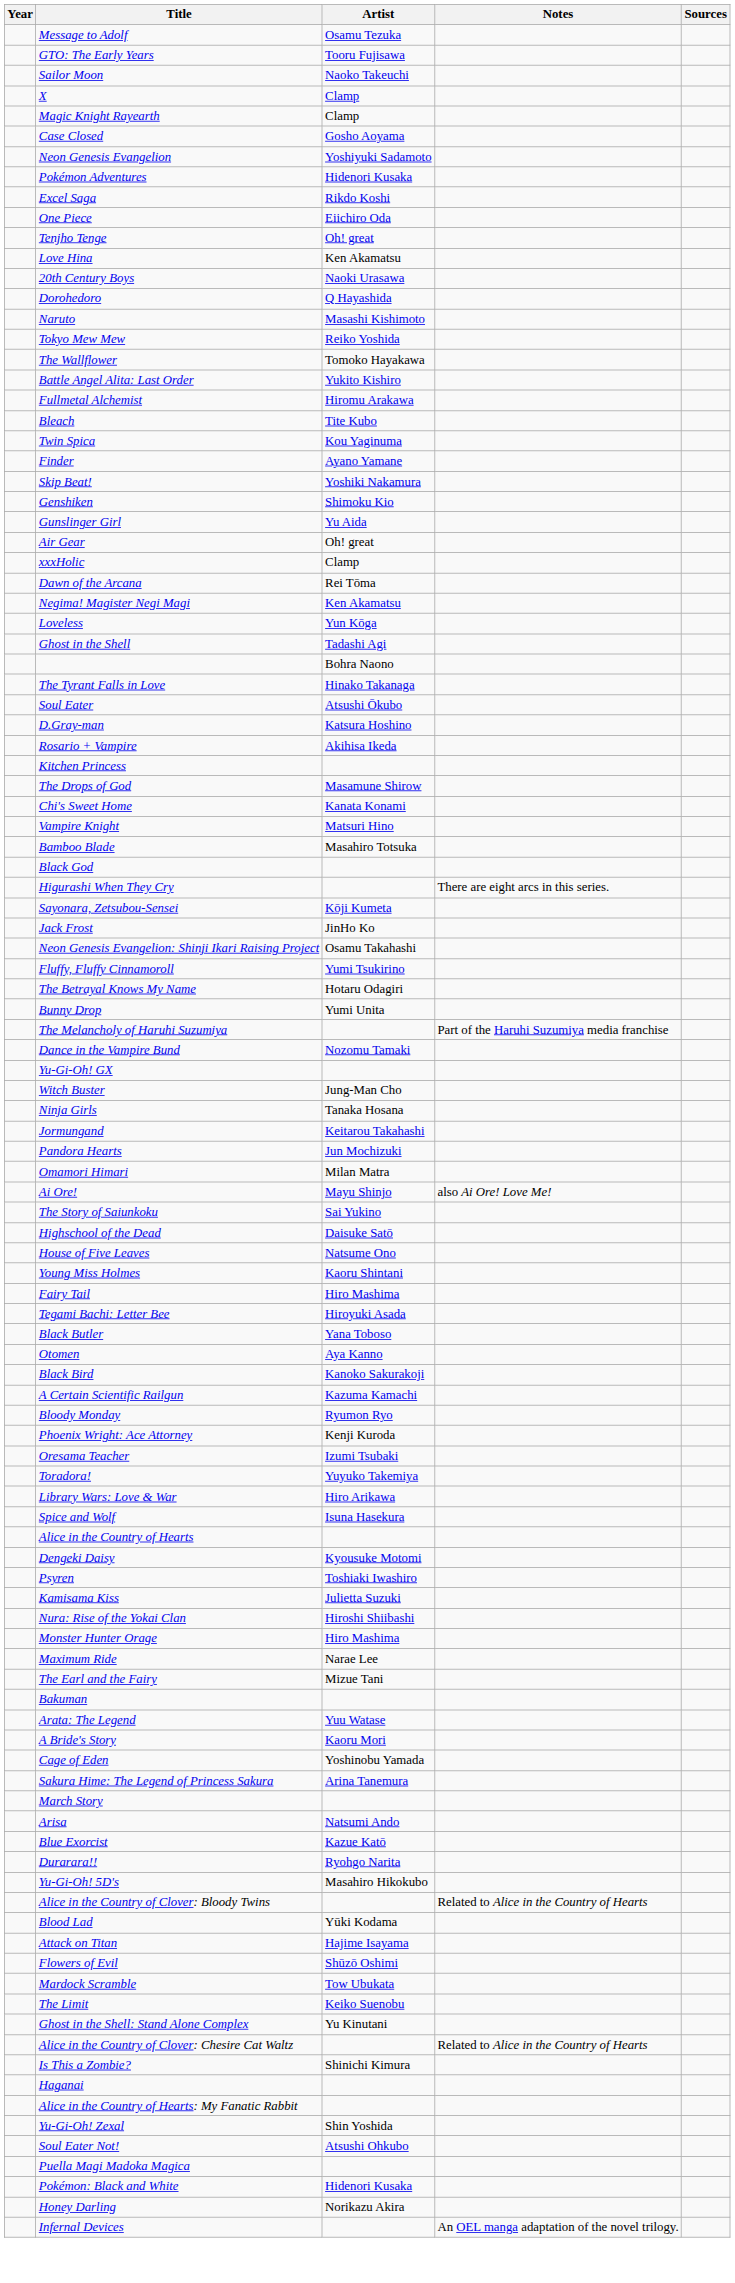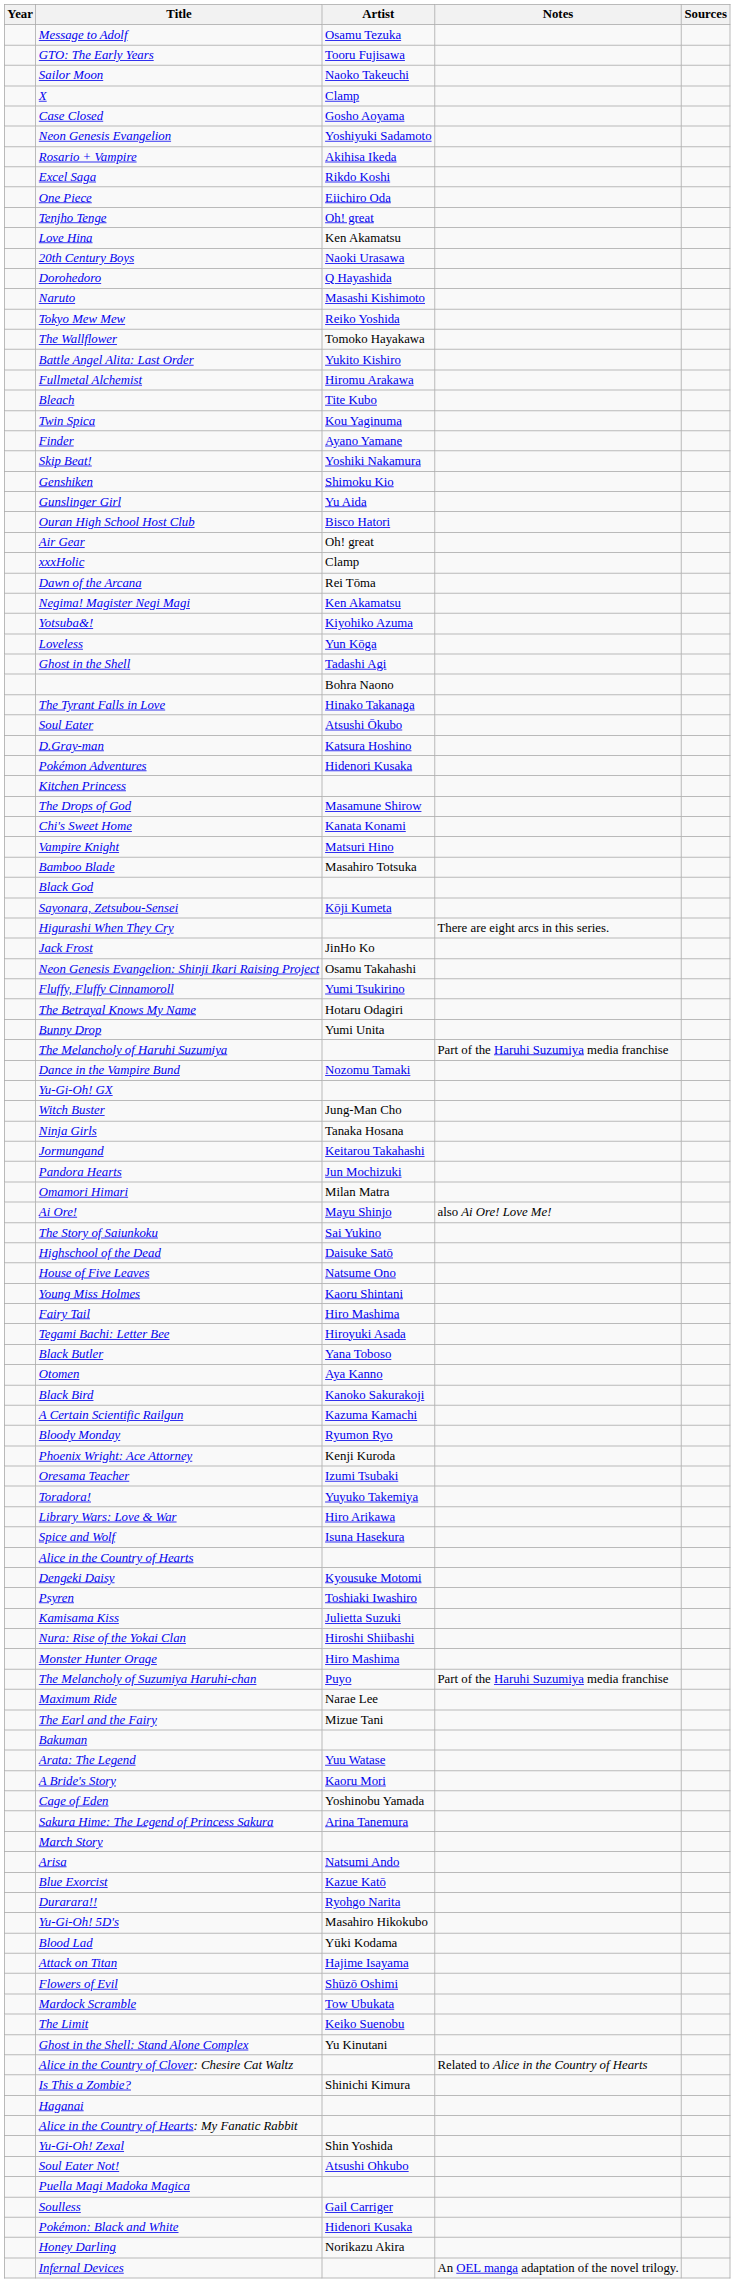- row: (99, 116)
rows swapped: (93, 177) <-> (88, 745)
+ row: (117, 522)
+ row: (66, 623)
rows swapped: (106, 887) <-> (109, 907)
+ row: (148, 1679)
- row: (154, 1902)
+ row: (60, 2207)
